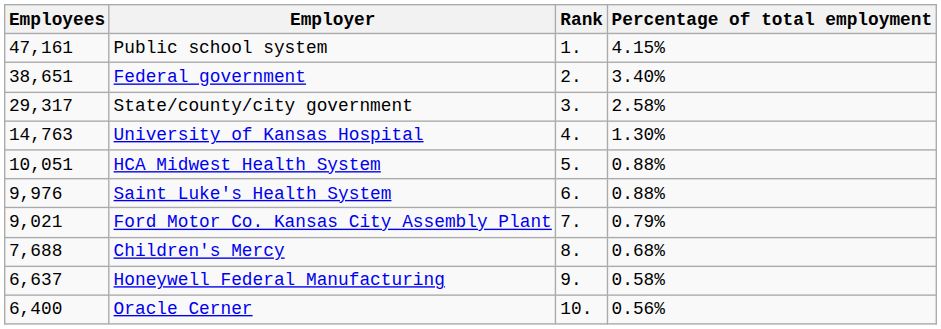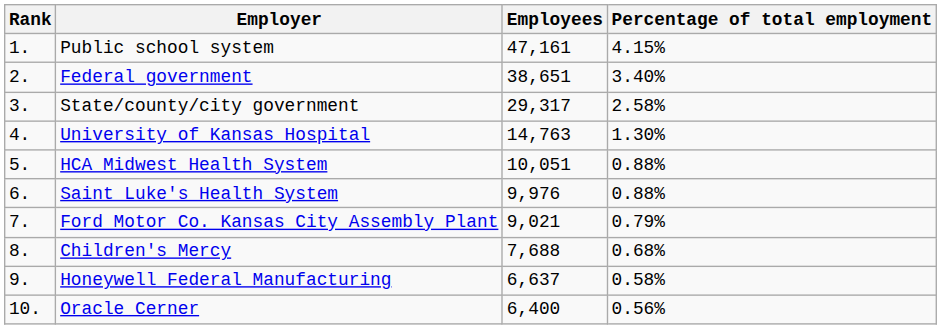columns swapped: (582, 19) <-> (57, 19)
